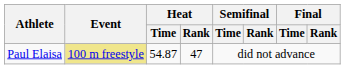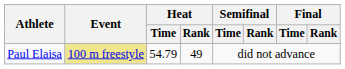(163, 54) 54.87 -> (163, 54) 54.79
(196, 54) 47 -> (196, 54) 49
